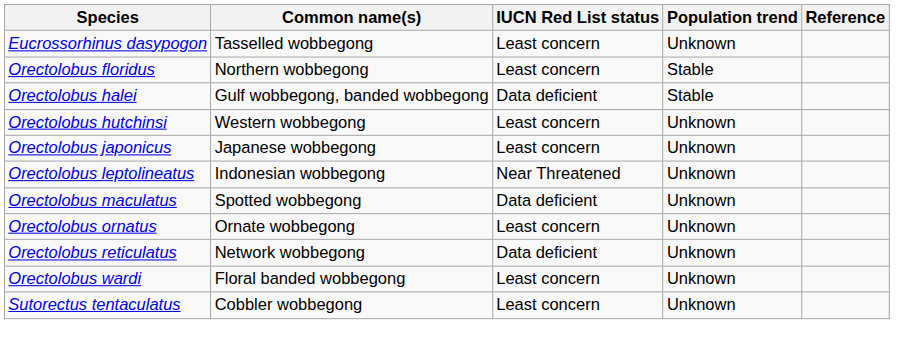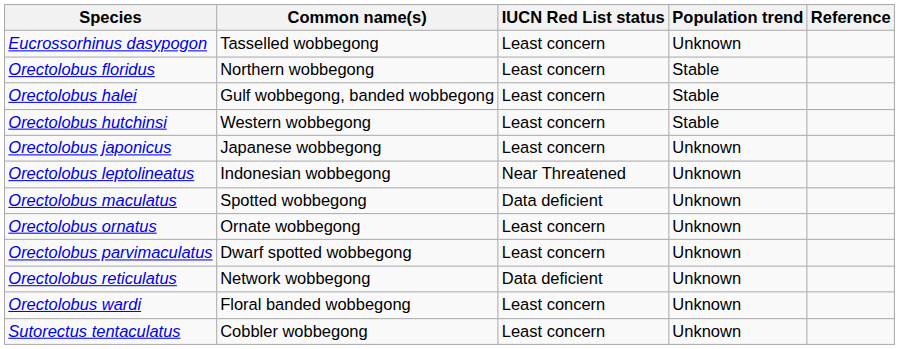(547, 95) Data deficient -> (554, 95) Least concern
(701, 122) Unknown -> (696, 122) Stable
+ row: (110, 252)
